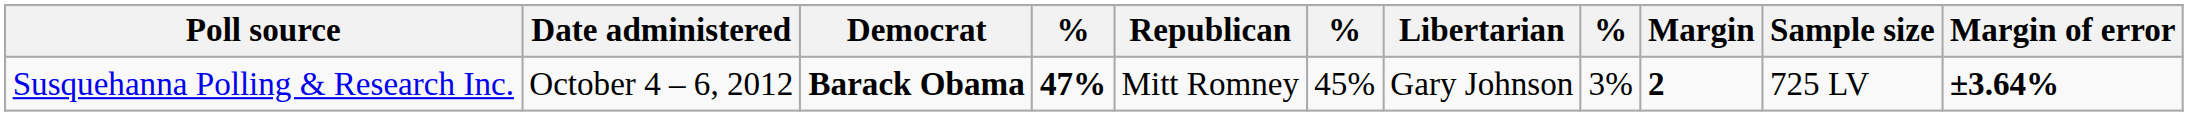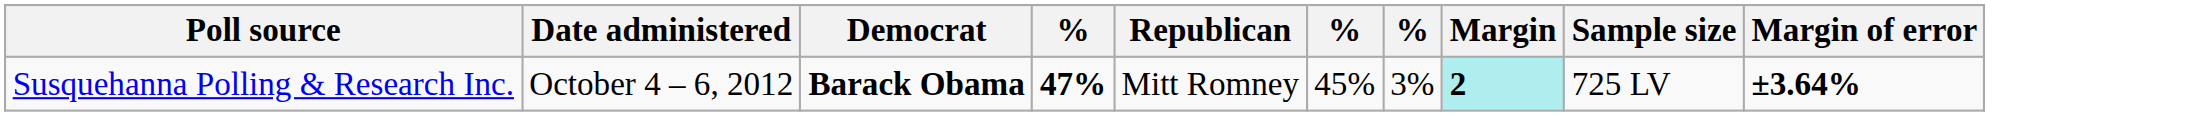- column: (1482, 30)
(1656, 83) no background -> (1458, 83) paleturquoise background
